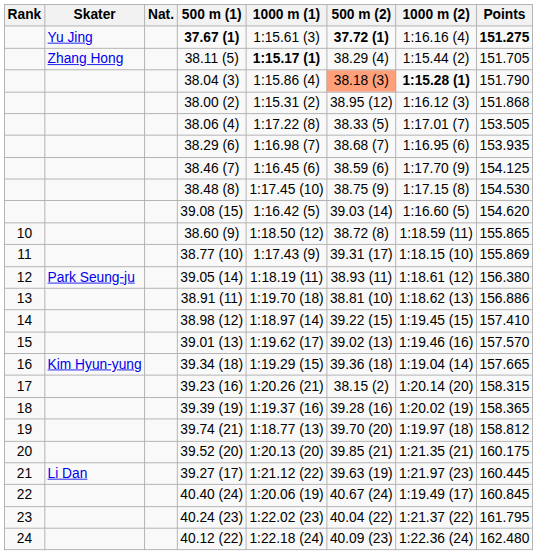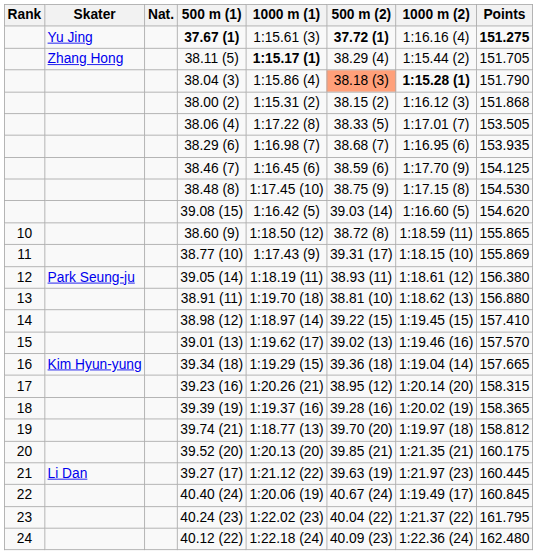(361, 102) 38.95 (12) -> (361, 102) 38.15 (2)
(504, 299) 156.886 -> (504, 299) 156.880
(361, 386) 38.15 (2) -> (361, 386) 38.95 (12)
